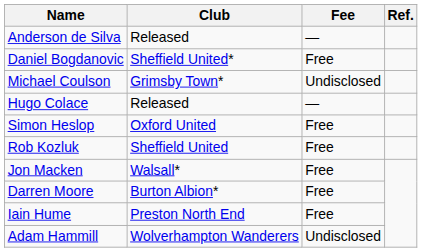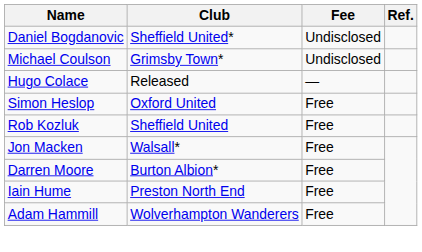- row: (64, 37)
(320, 59) Free -> (343, 37) Undisclosed
(343, 236) Undisclosed -> (320, 214) Free
